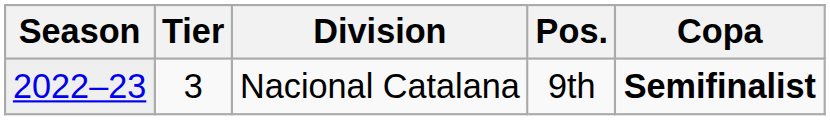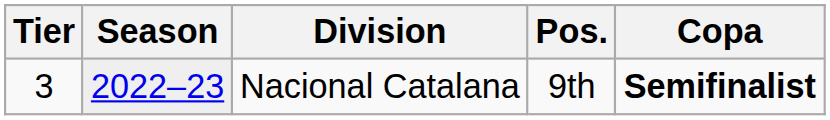columns swapped: (80, 31) <-> (193, 31)
